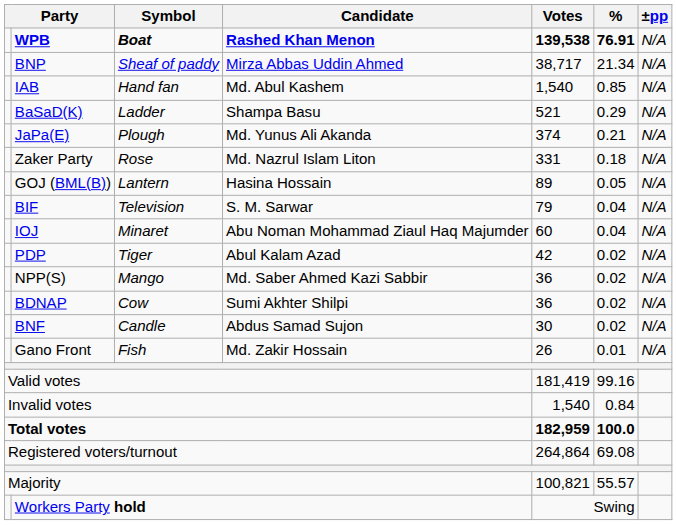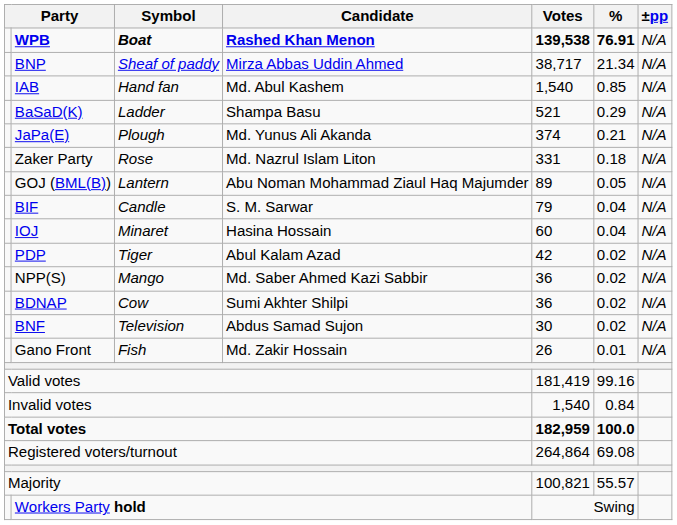(279, 183) Hasina Hossain -> (377, 183) Abu Noman Mohammad Ziaul Haq Majumder
(151, 207) Television -> (142, 207) Candle
(377, 231) Abu Noman Mohammad Ziaul Haq Majumder -> (279, 231) Hasina Hossain
(142, 326) Candle -> (151, 326) Television
